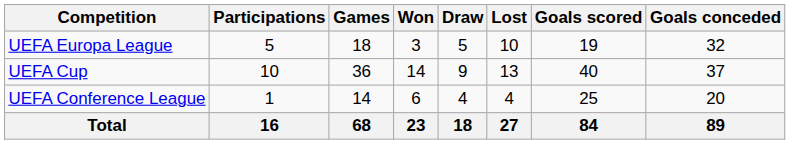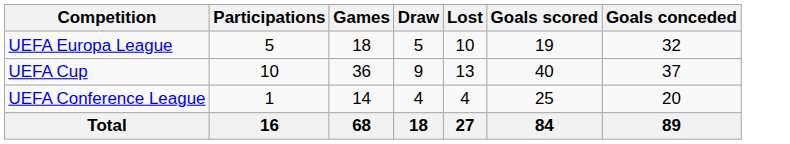- column: (416, 17)
